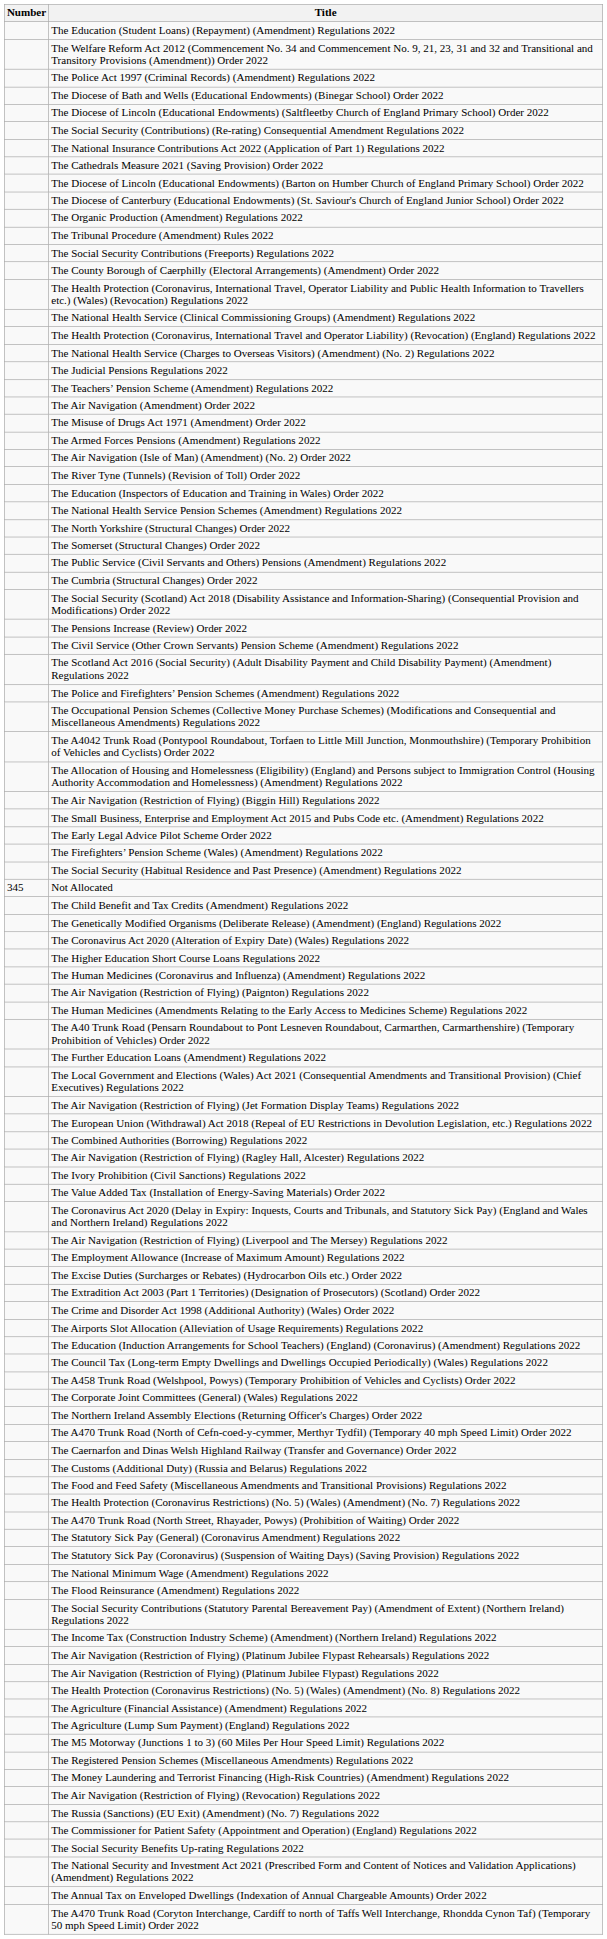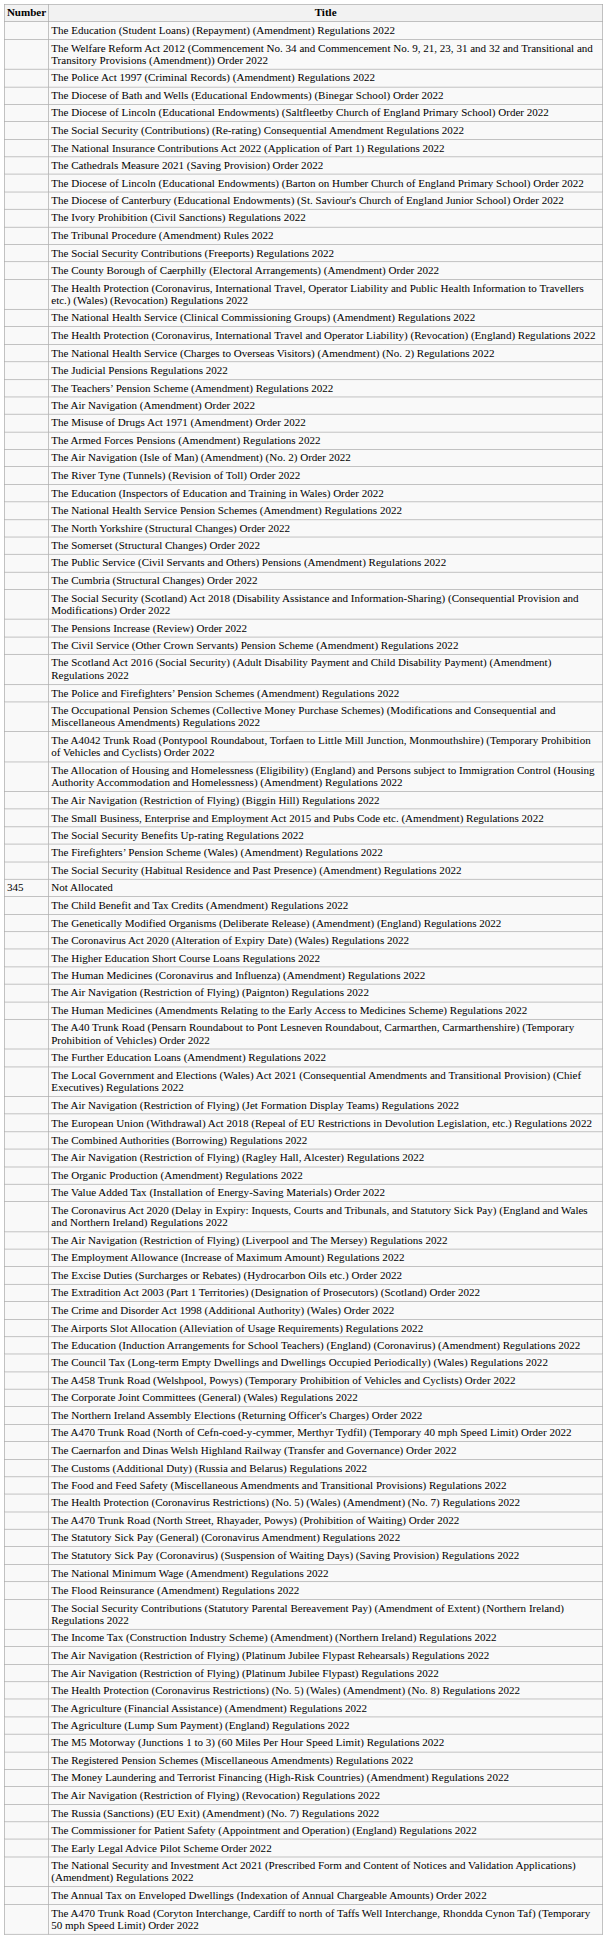rows swapped: (178, 1175) <-> (177, 218)
rows swapped: (178, 1848) <-> (161, 835)
